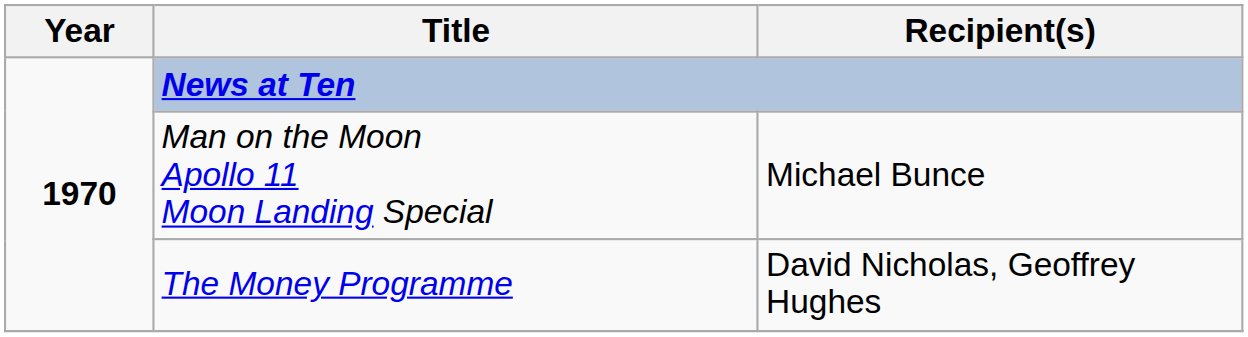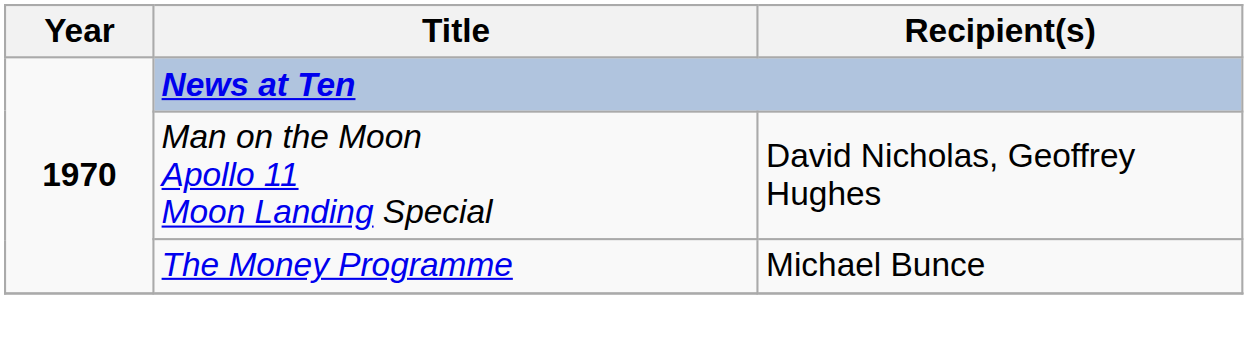(876, 174) Michael Bunce -> (951, 174) David Nicholas, Geoffrey Hughes
(951, 284) David Nicholas, Geoffrey Hughes -> (876, 265) Michael Bunce
